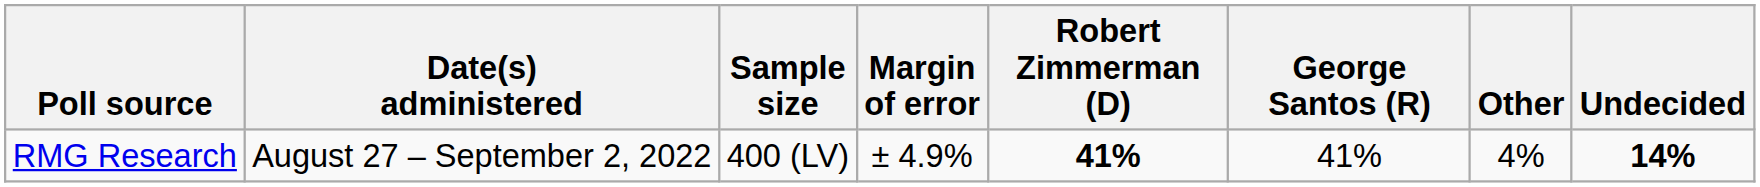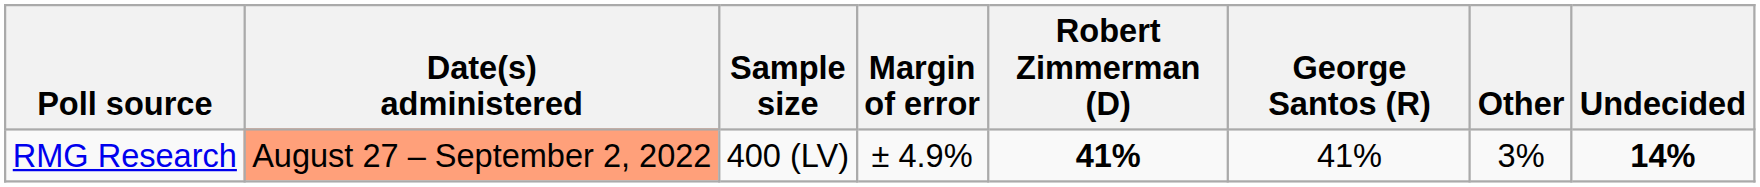(482, 155) no background -> (482, 155) lightsalmon background
(1521, 155) 4% -> (1521, 155) 3%
